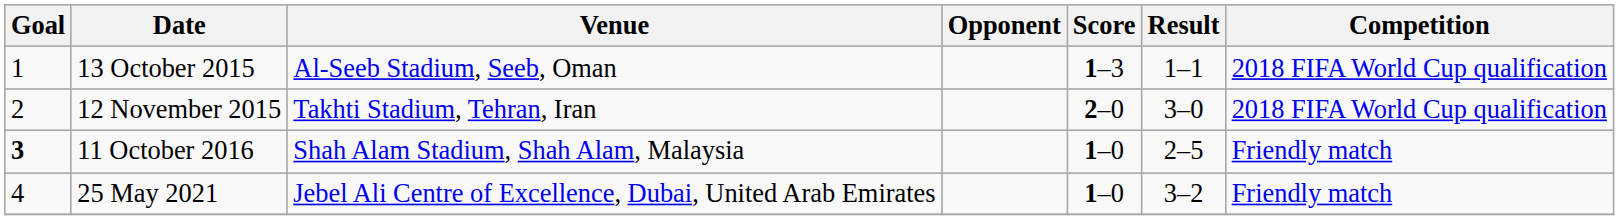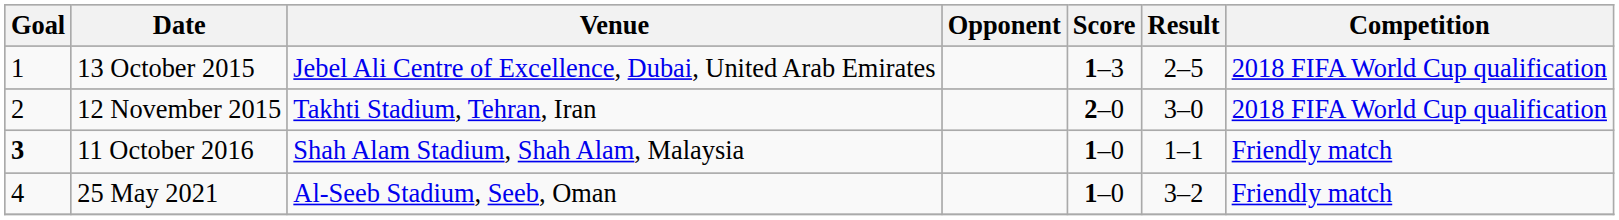(455, 67) Al-Seeb Stadium, Seeb, Oman -> (614, 67) Jebel Ali Centre of Excellence, Dubai, United Arab Emirates
(1184, 67) 1–1 -> (1184, 67) 2–5
(1184, 151) 2–5 -> (1184, 151) 1–1
(614, 192) Jebel Ali Centre of Excellence, Dubai, United Arab Emirates -> (455, 192) Al-Seeb Stadium, Seeb, Oman
